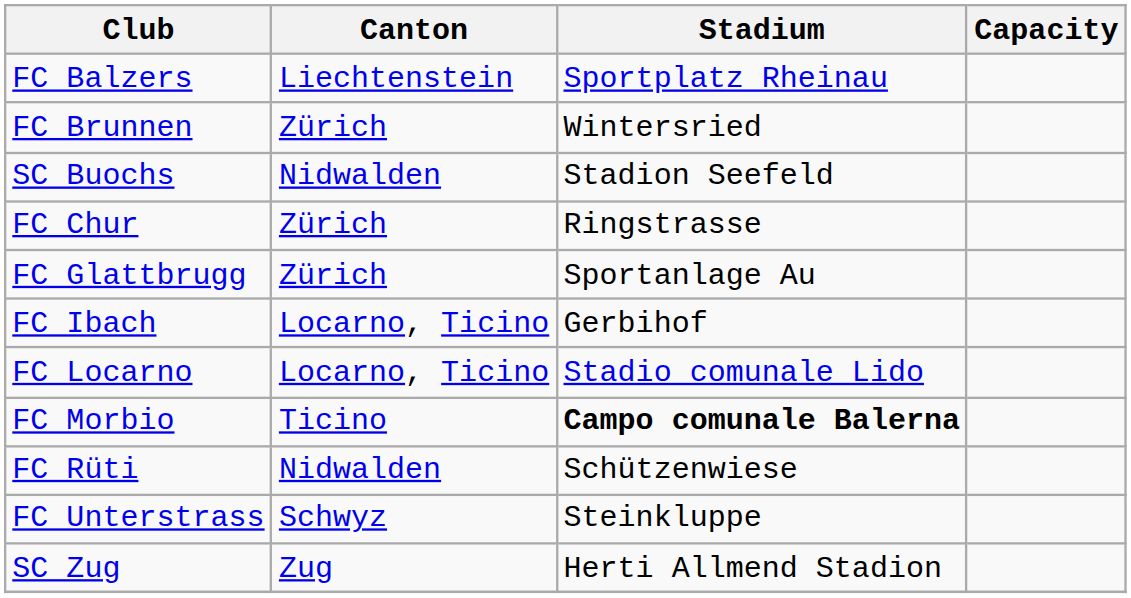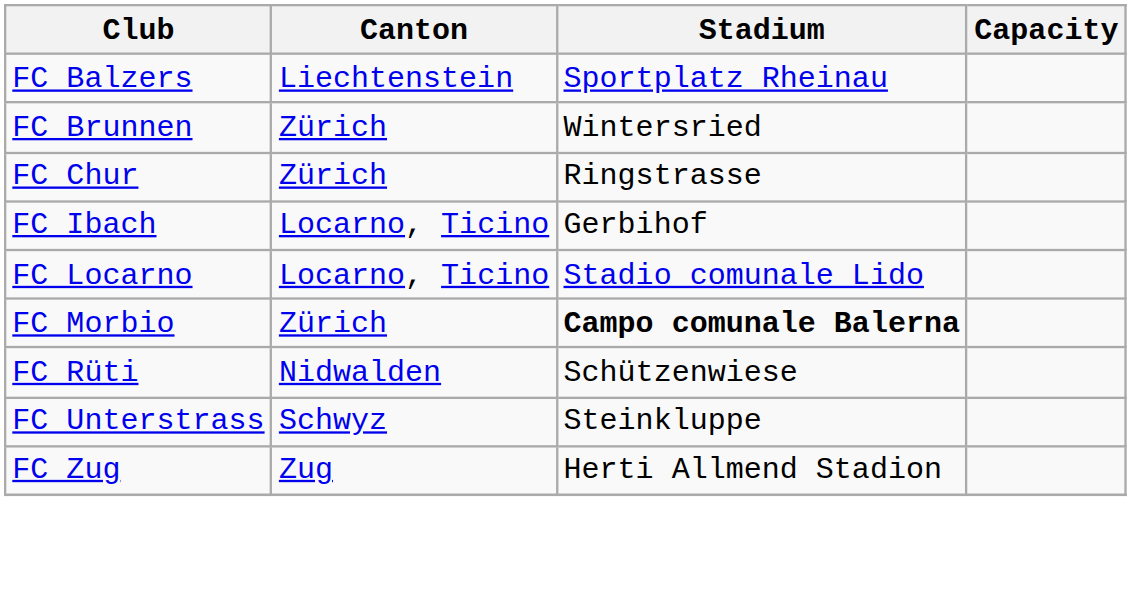- row: (93, 176)
- row: (129, 274)
(333, 421) Ticino -> (333, 323) Zürich
+ row: (66, 470)
- row: (66, 568)
